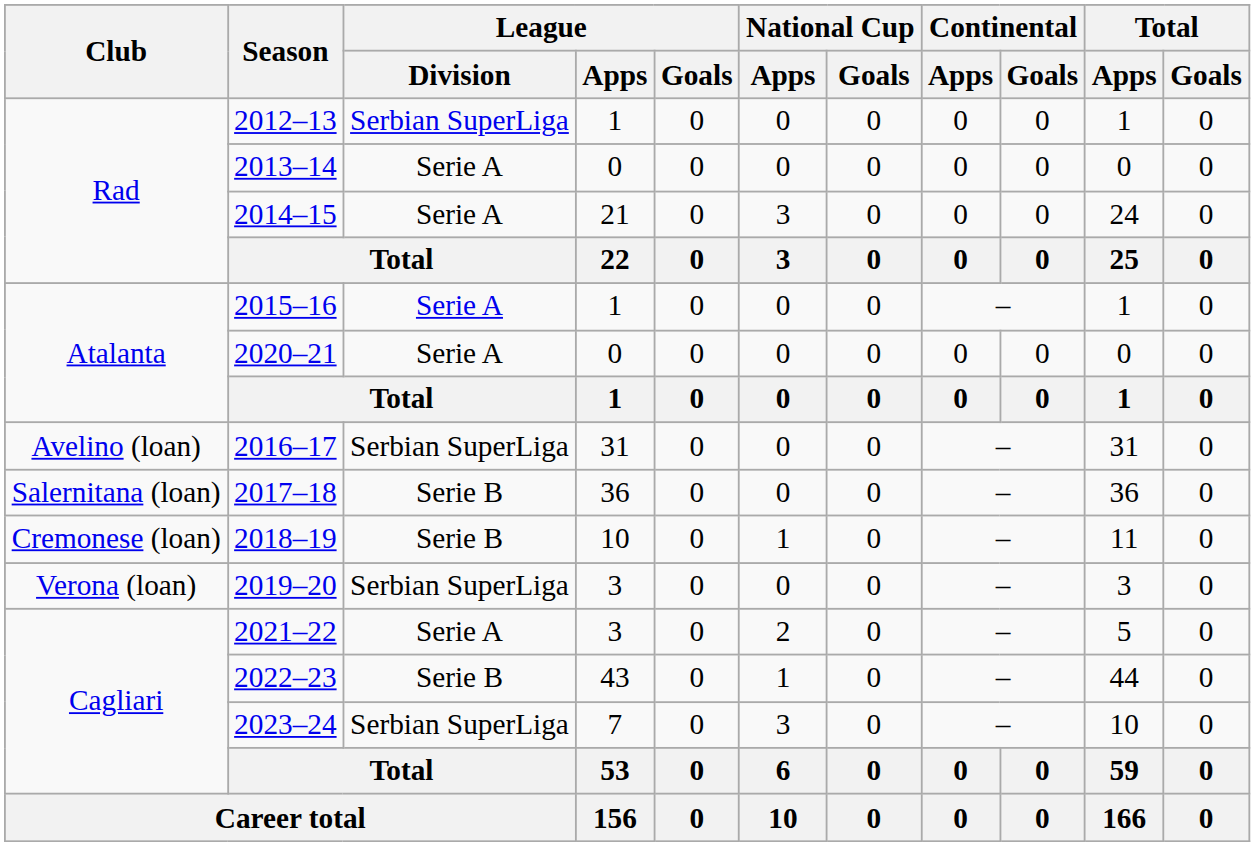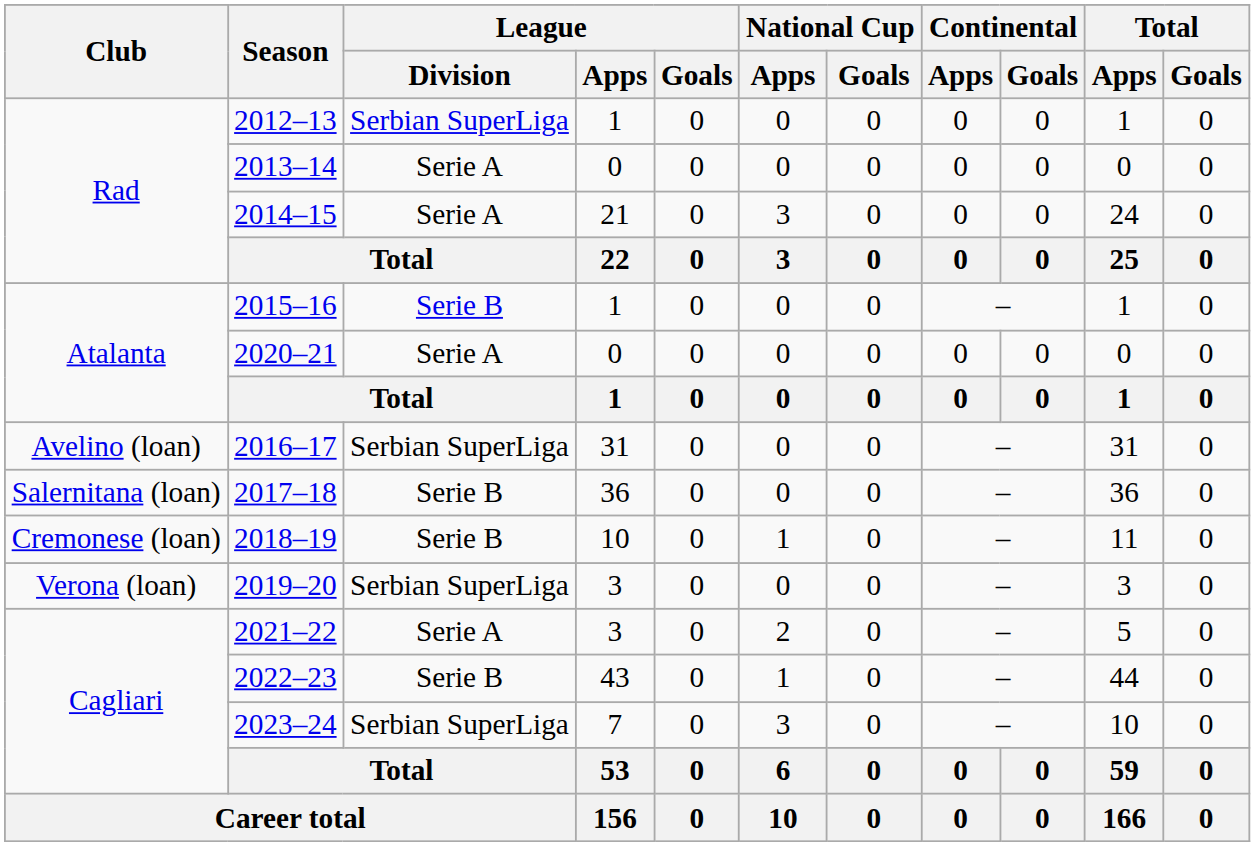(459, 306) Serie A -> (459, 306) Serie B
